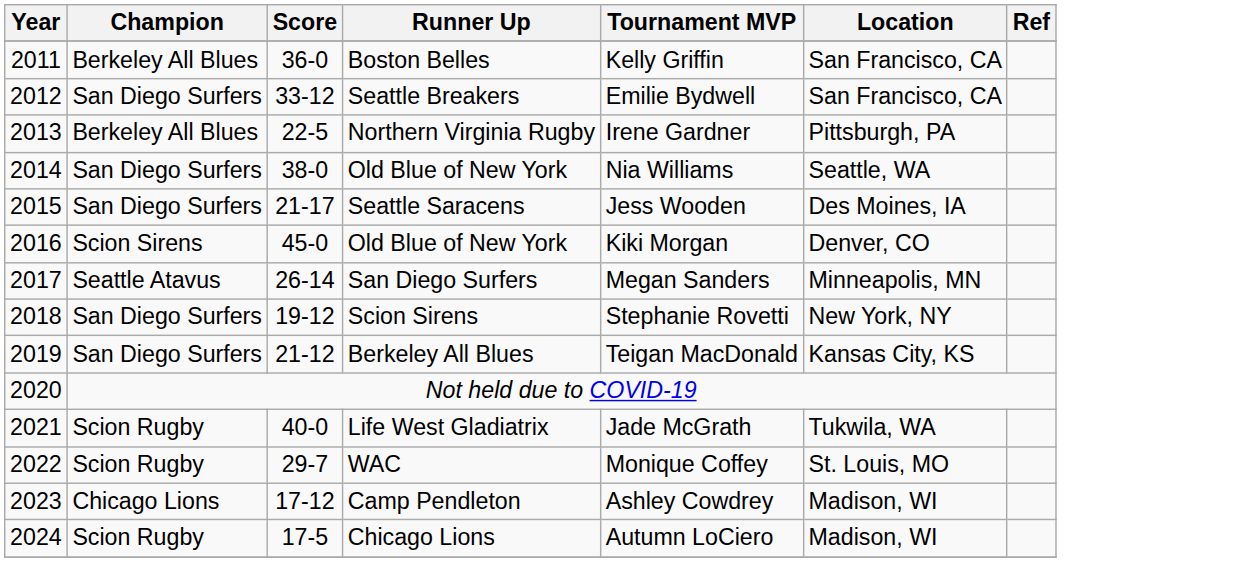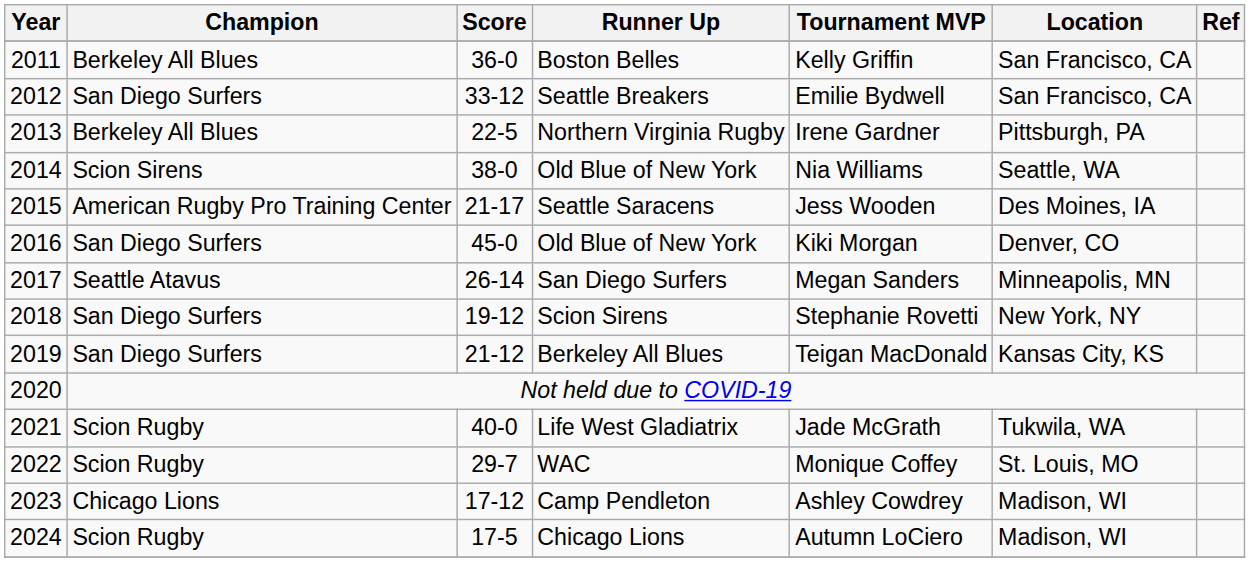(167, 170) San Diego Surfers -> (138, 170) Scion Sirens
(167, 206) San Diego Surfers -> (262, 206) American Rugby Pro Training Center
(138, 243) Scion Sirens -> (167, 243) San Diego Surfers
